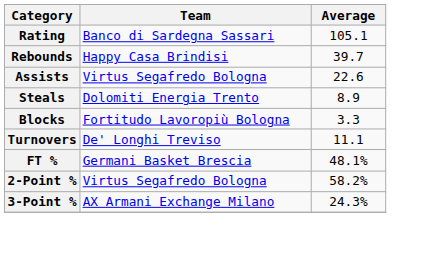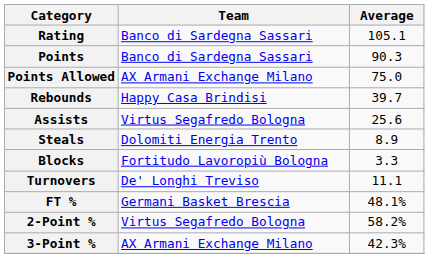+ row: (61, 56)
+ row: (61, 77)
(348, 77) 22.6 -> (387, 119) 25.6
(348, 202) 24.3% -> (387, 243) 42.3%
